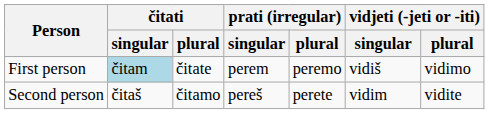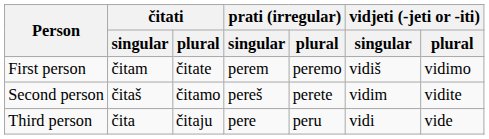(130, 69) lightblue background -> (130, 69) no background
+ row: (50, 120)
